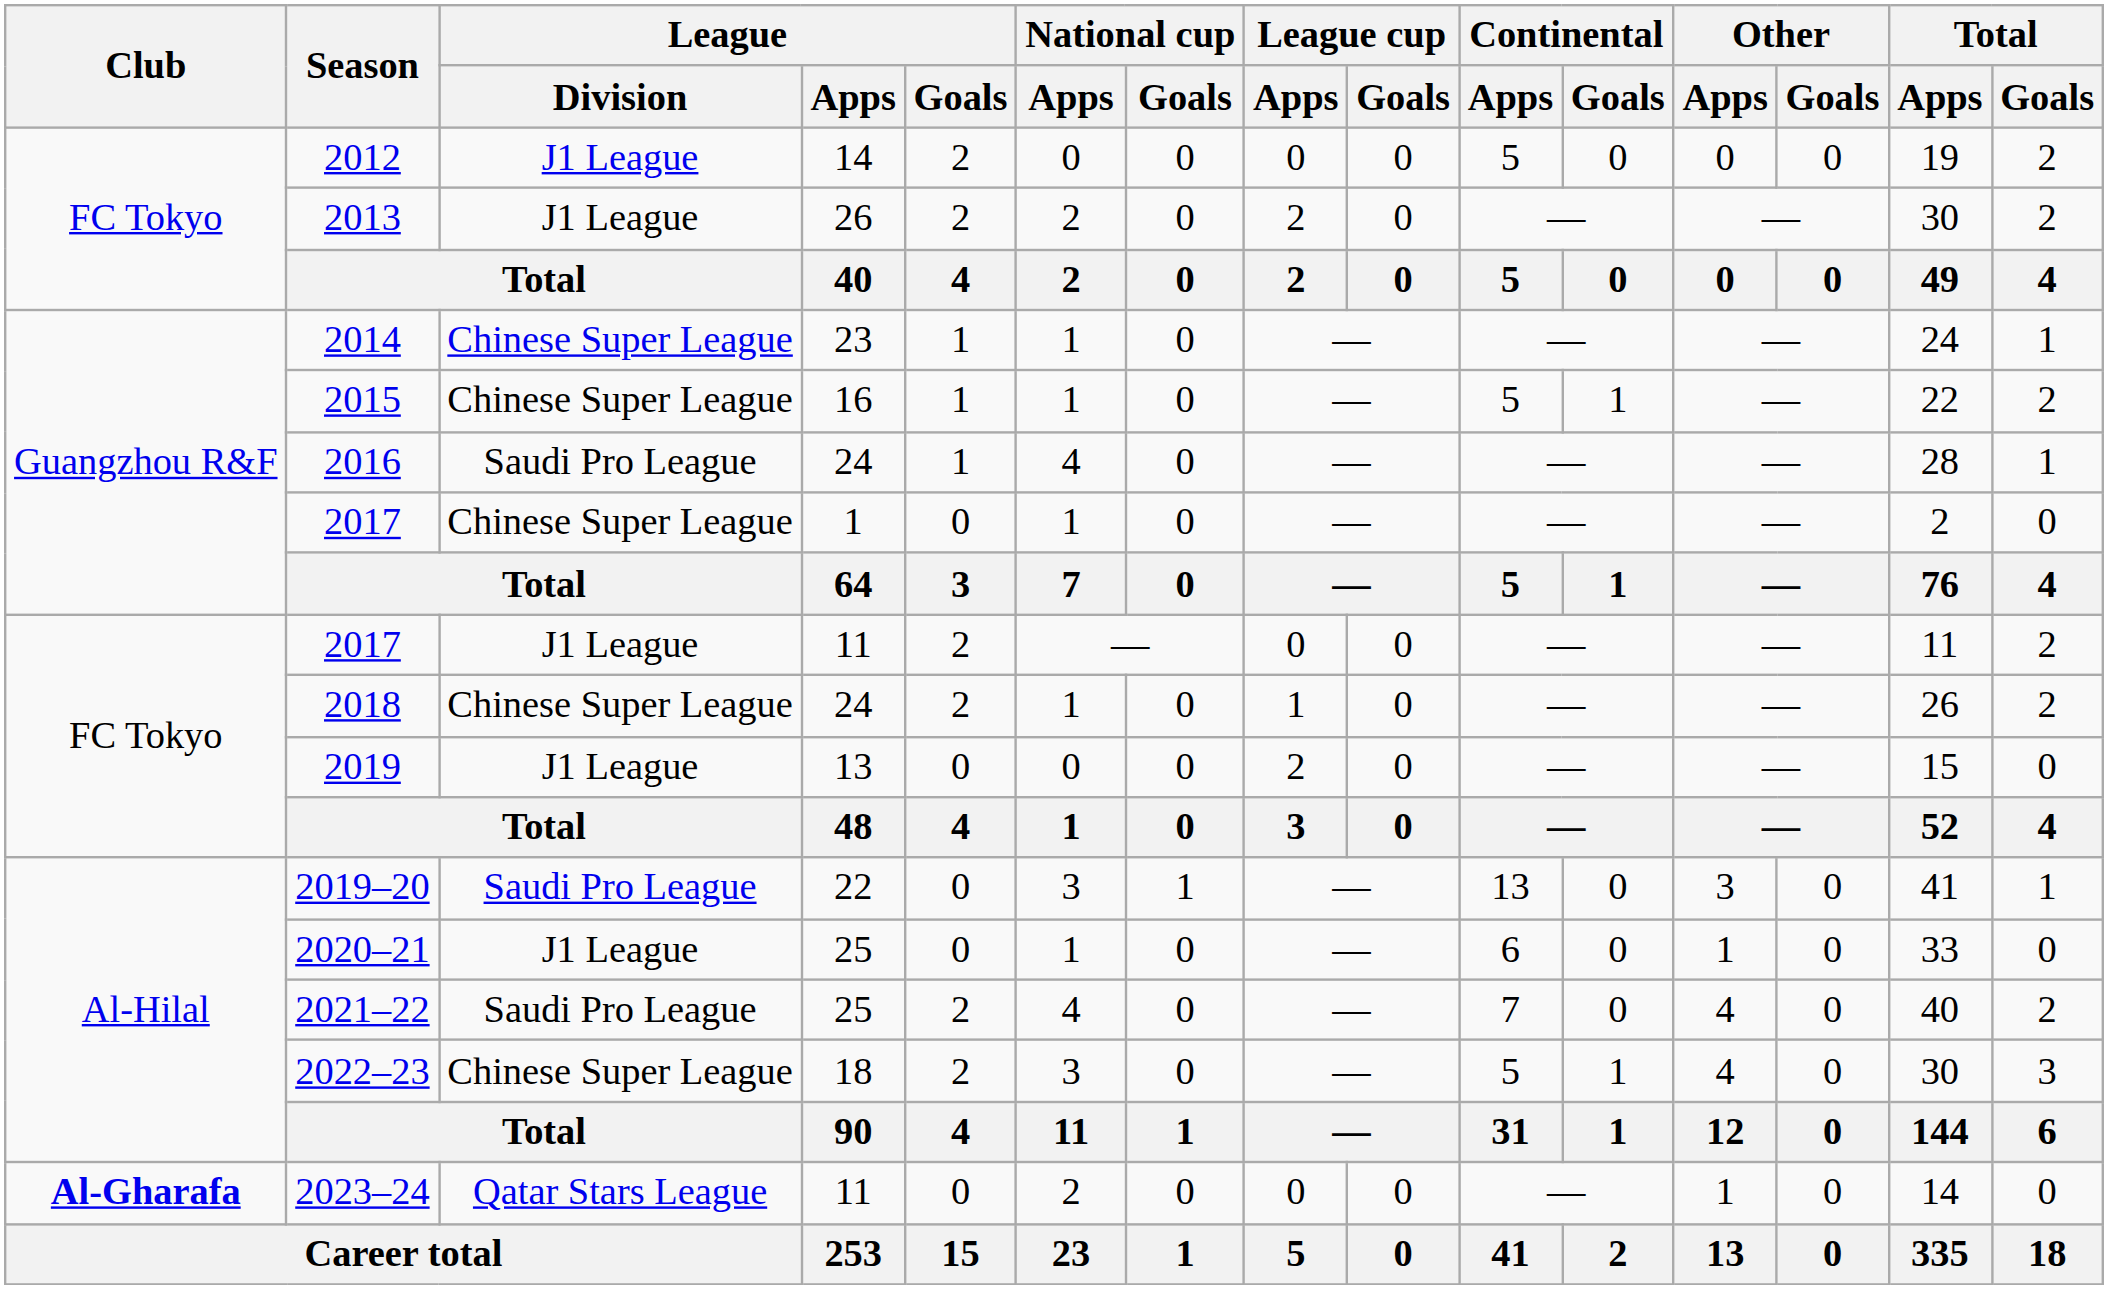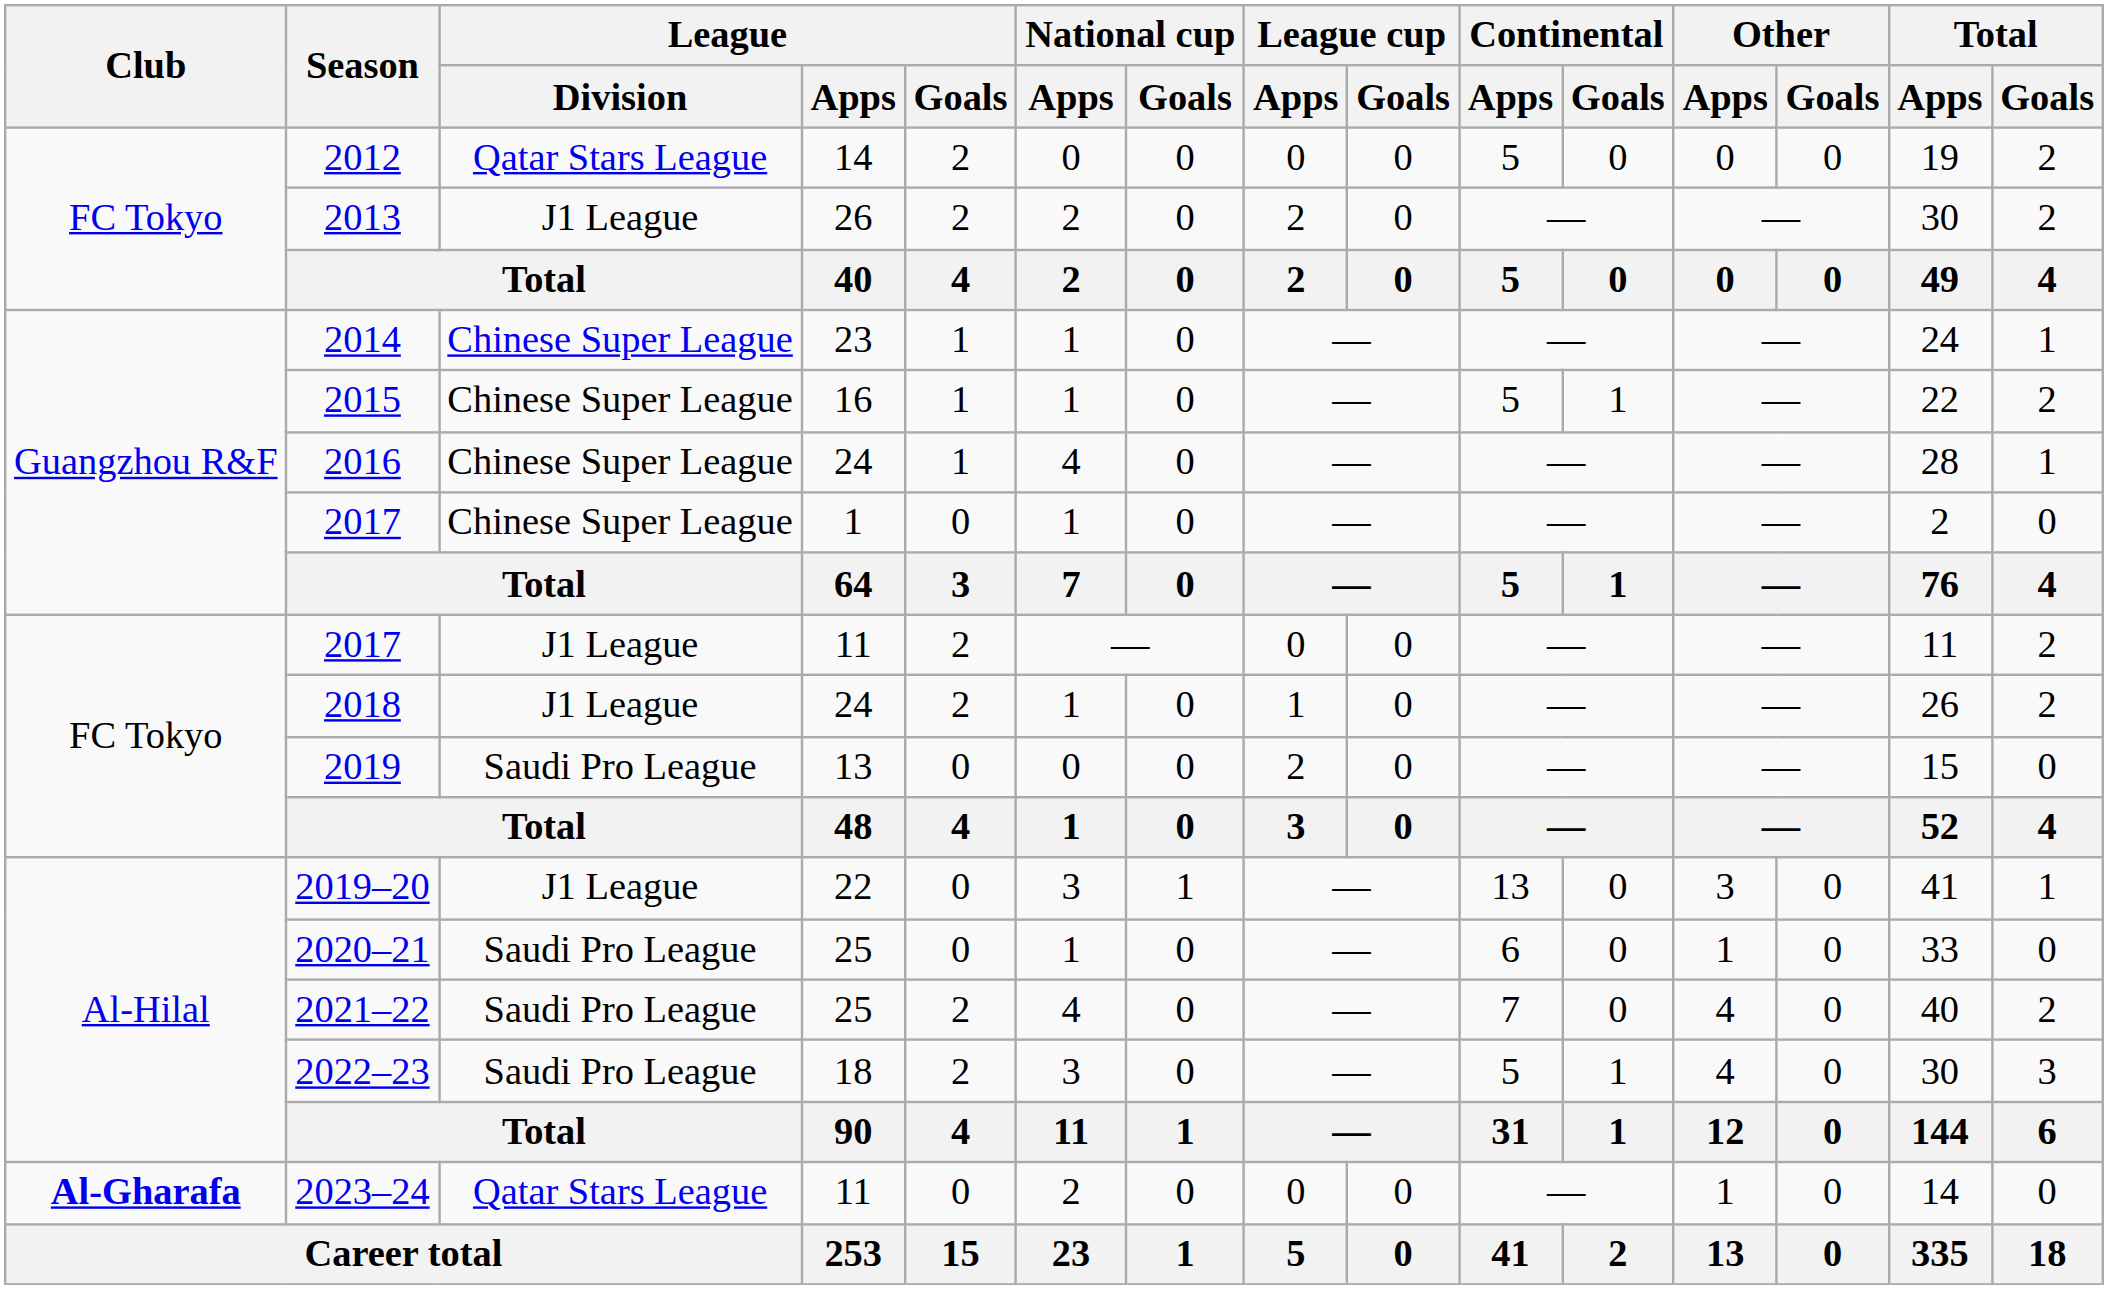(620, 156) J1 League -> (620, 156) Qatar Stars League
(620, 461) Saudi Pro League -> (620, 461) Chinese Super League
(620, 704) Chinese Super League -> (620, 704) J1 League
(620, 765) J1 League -> (620, 765) Saudi Pro League
(620, 887) Saudi Pro League -> (620, 887) J1 League
(620, 948) J1 League -> (620, 948) Saudi Pro League
(620, 1070) Chinese Super League -> (620, 1070) Saudi Pro League
